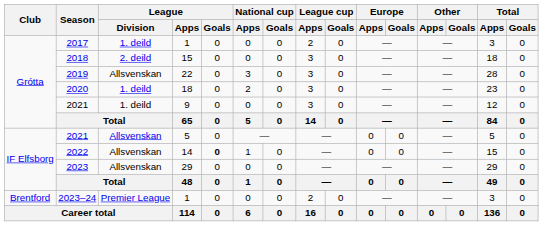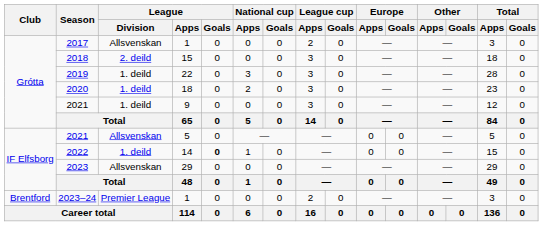(135, 43) 1. deild -> (135, 43) Allsvenskan
(135, 74) Allsvenskan -> (135, 74) 1. deild
(135, 151) Allsvenskan -> (135, 151) 1. deild
